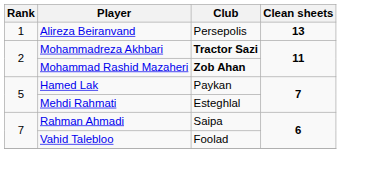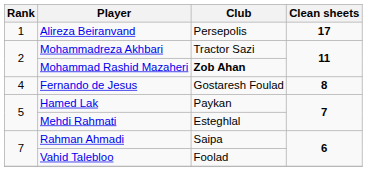(298, 31) 13 -> (324, 31) 17
(226, 49) bold -> (224, 49) normal
+ row: (89, 85)
